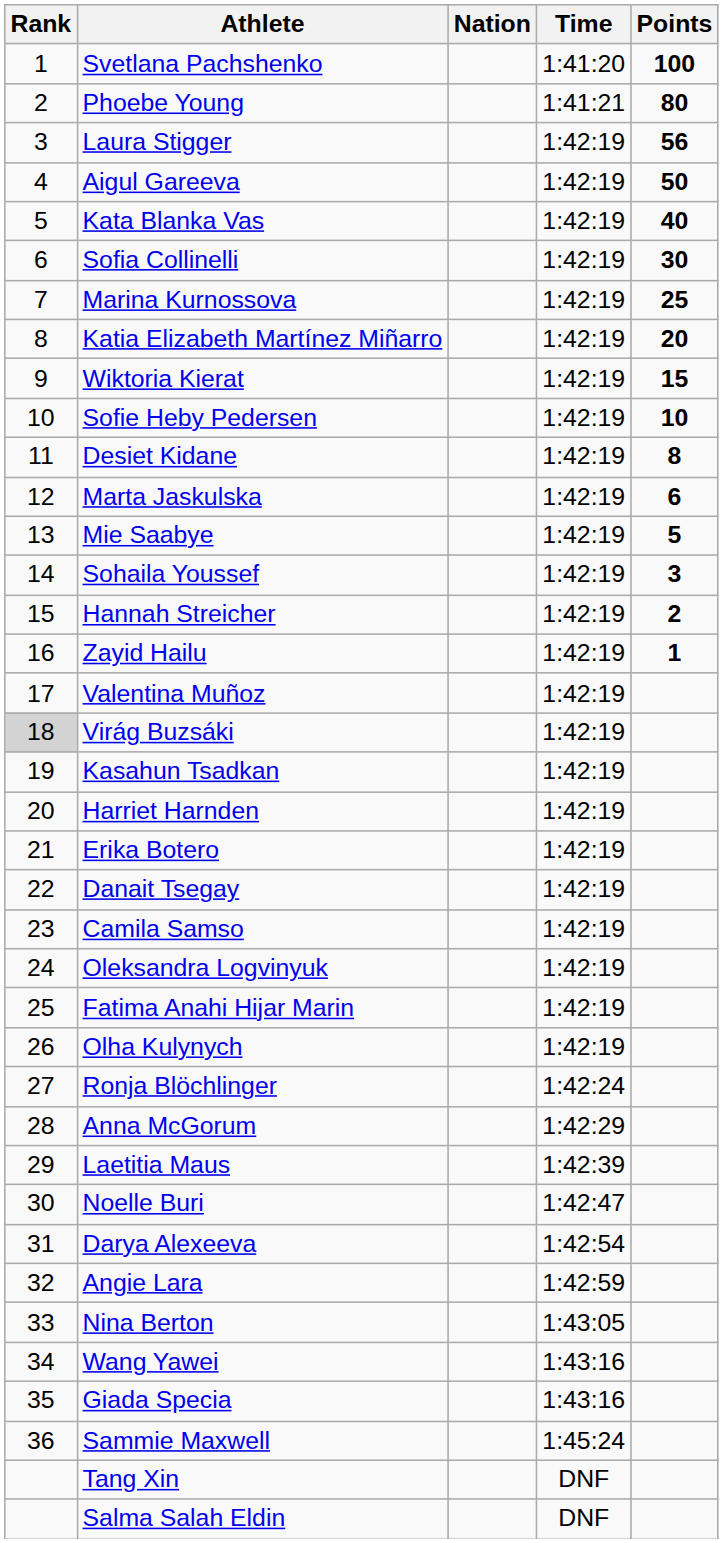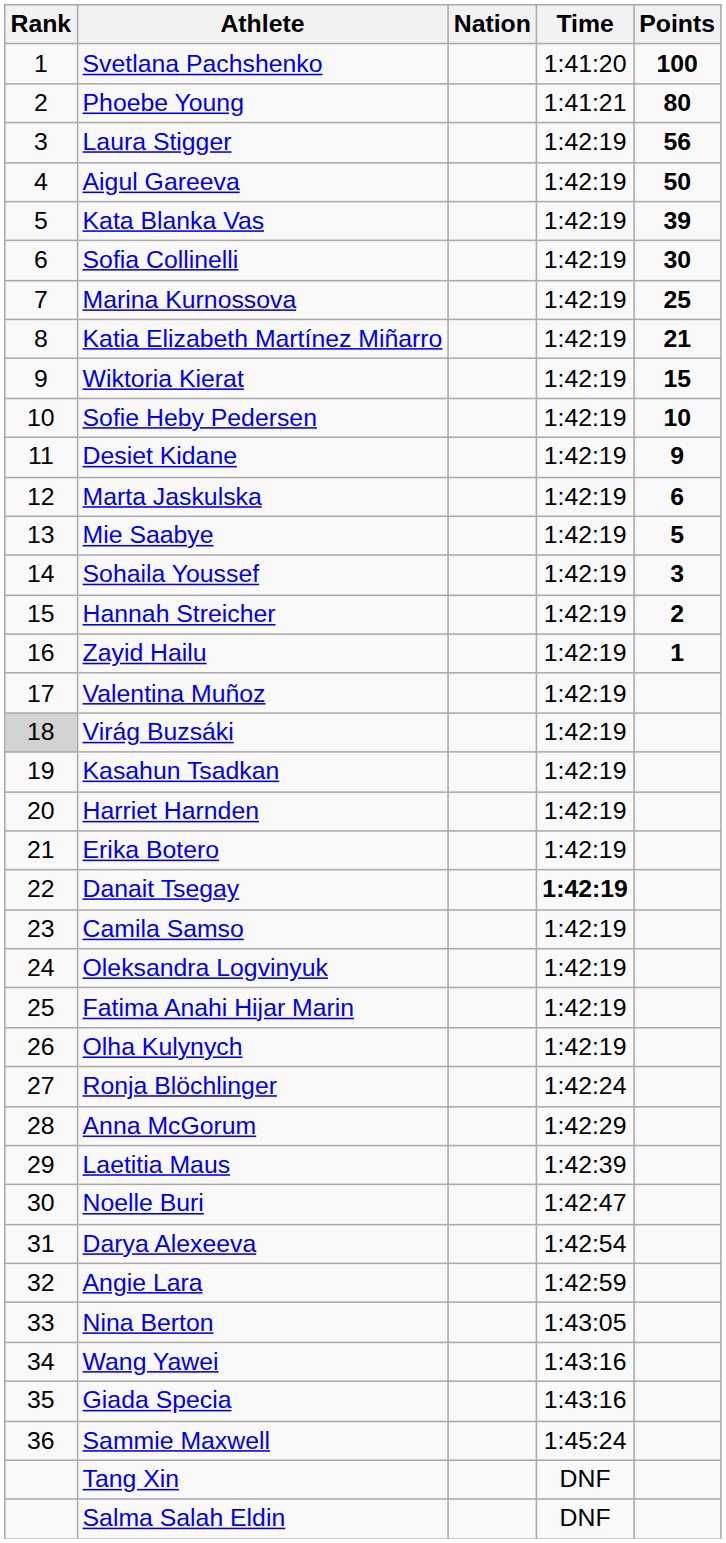(674, 220) 40 -> (677, 220) 39
(674, 338) 20 -> (677, 338) 21
(674, 456) 8 -> (677, 456) 9
(584, 889) normal -> (585, 889) bold
